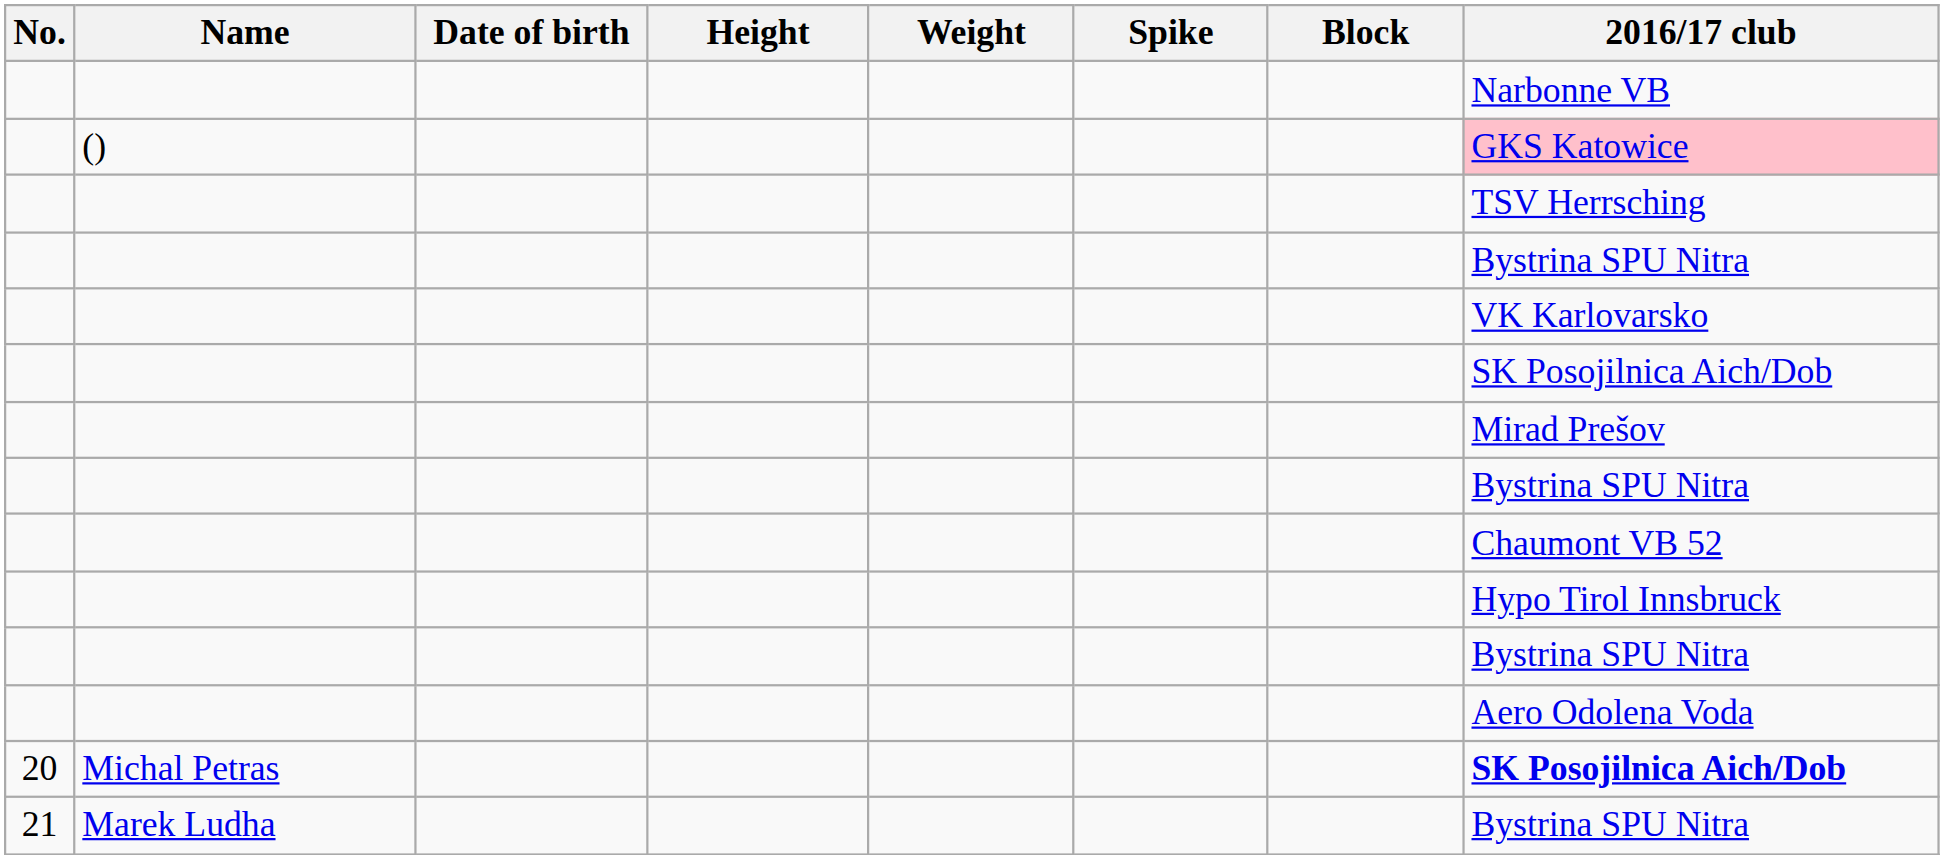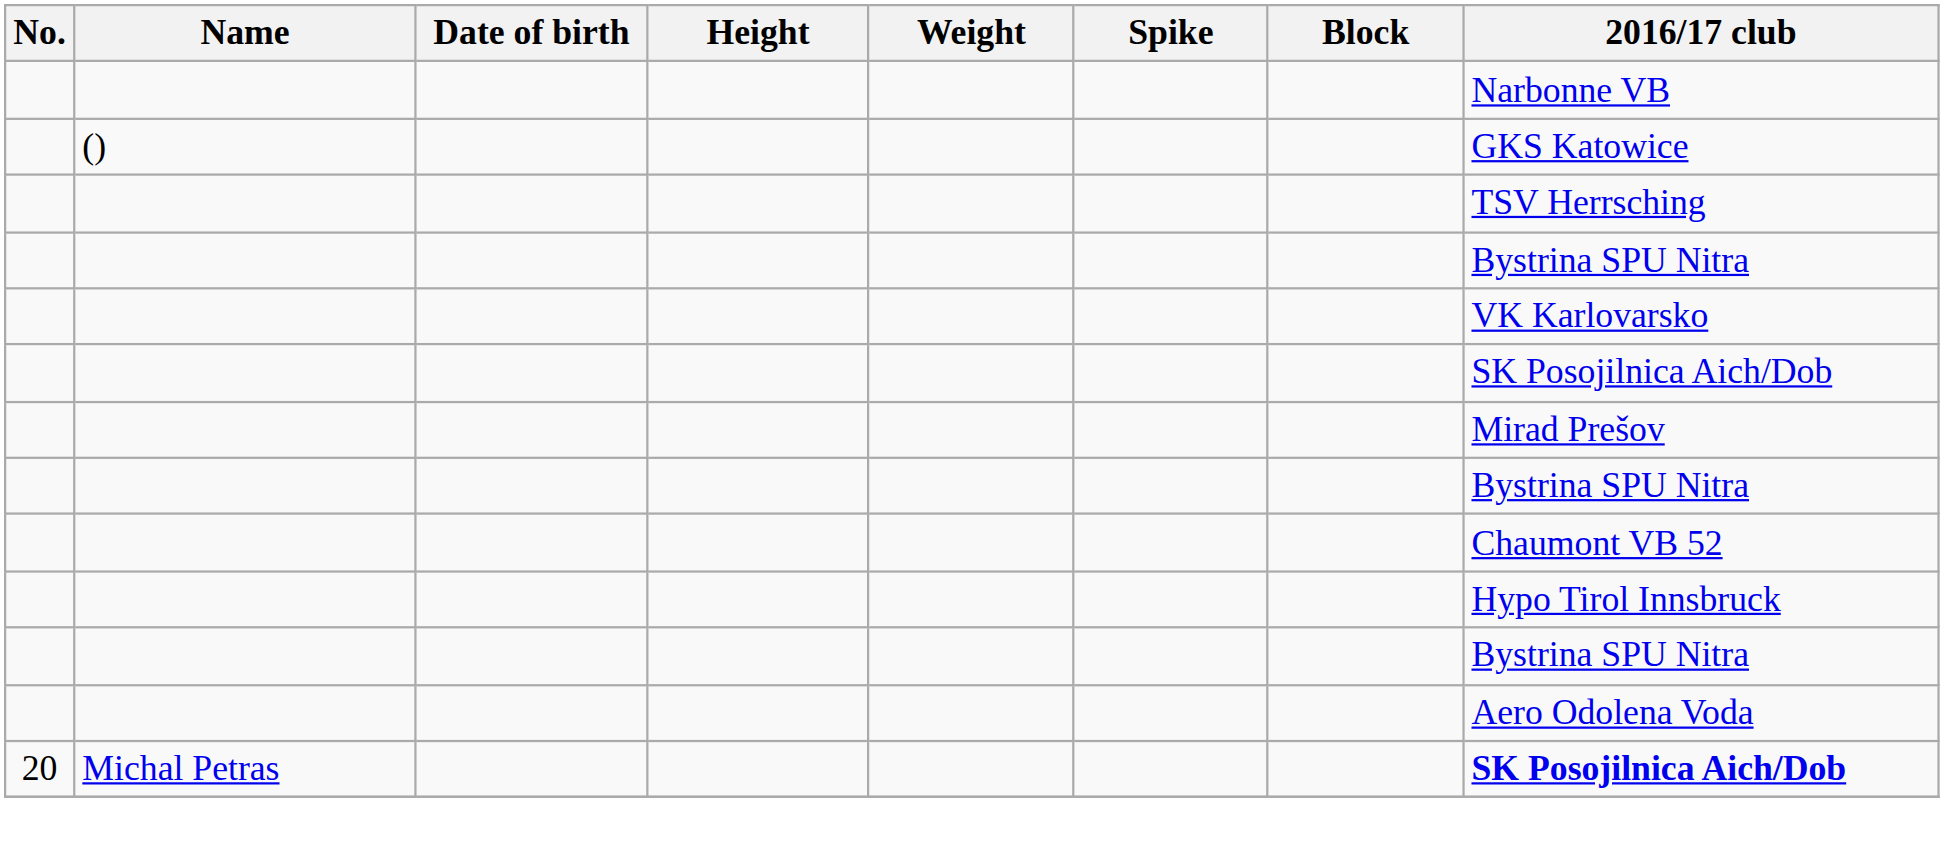(1580, 145) pink background -> (1580, 145) no background
- row: (40, 825)
